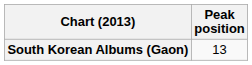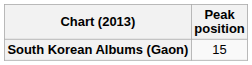(220, 49) 13 -> (220, 49) 15
